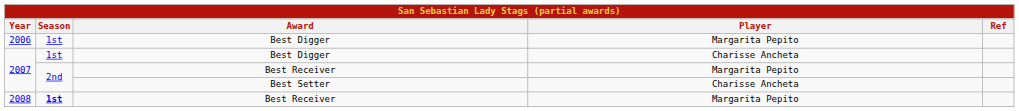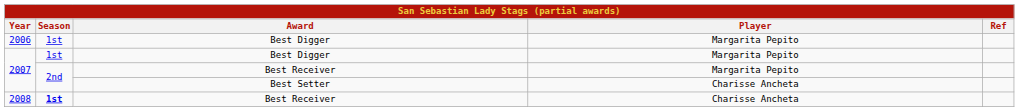(755, 56) Charisse Ancheta -> (755, 56) Margarita Pepito
(755, 99) Margarita Pepito -> (755, 99) Charisse Ancheta
